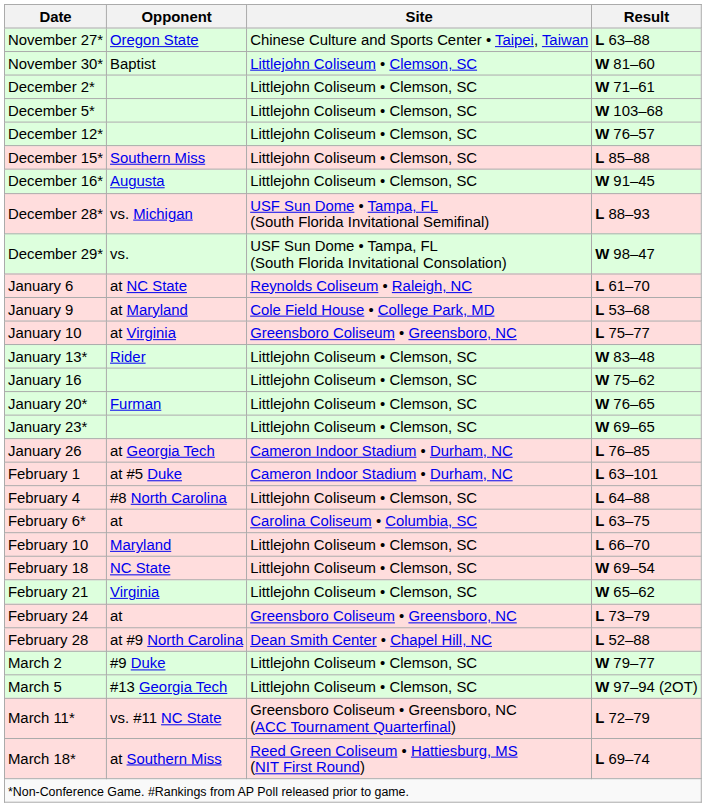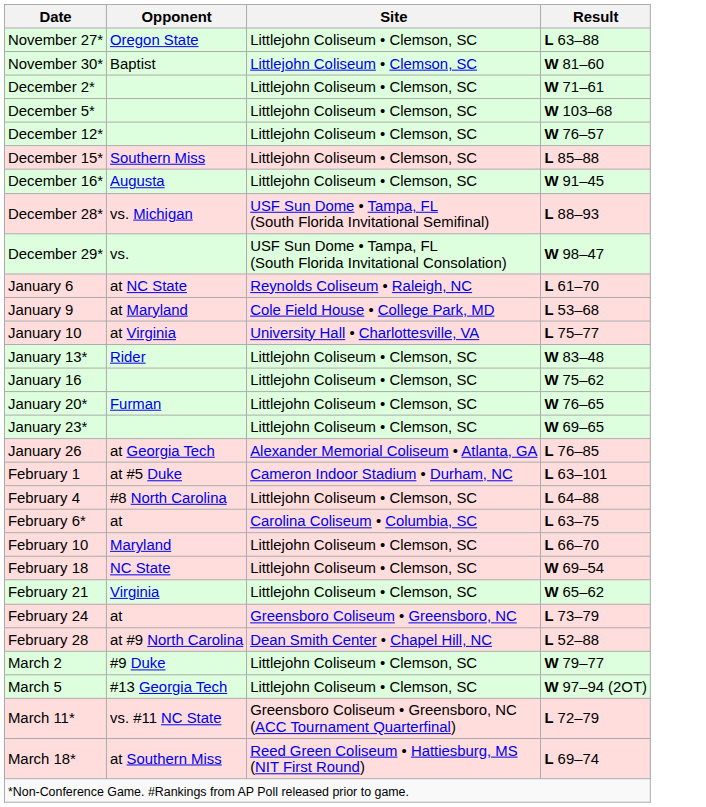(419, 40) Chinese Culture and Sports Center • Taipei, Taiwan -> (364, 40) Littlejohn Coliseum • Clemson, SC
(383, 333) Greensboro Coliseum • Greensboro, NC -> (365, 333) University Hall • Charlottesville, VA
(381, 451) Cameron Indoor Stadium • Durham, NC -> (394, 451) Alexander Memorial Coliseum • Atlanta, GA
